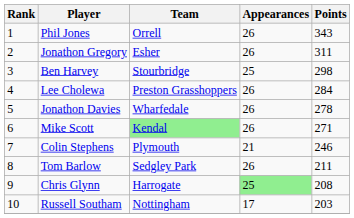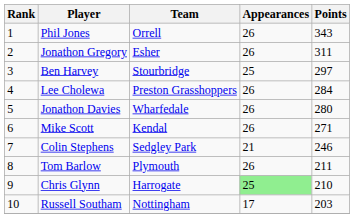(324, 71) 298 -> (324, 71) 297
(324, 109) 278 -> (324, 109) 280
(150, 128) lightgreen background -> (150, 128) no background
(156, 147) Plymouth -> (164, 147) Sedgley Park
(164, 166) Sedgley Park -> (156, 166) Plymouth
(324, 185) 208 -> (324, 185) 210
